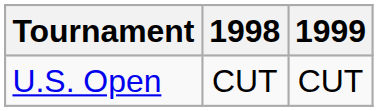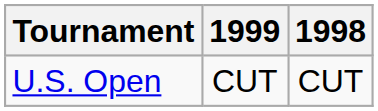columns swapped: (245, 31) <-> (331, 31)
